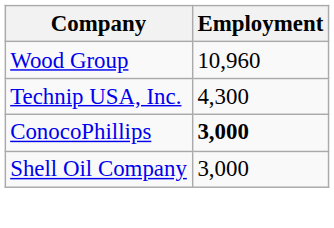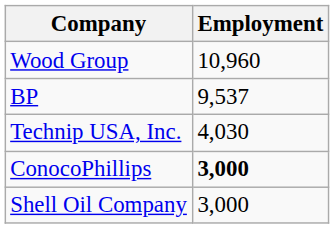+ row: (24, 96)
(223, 96) 4,300 -> (223, 132) 4,030
